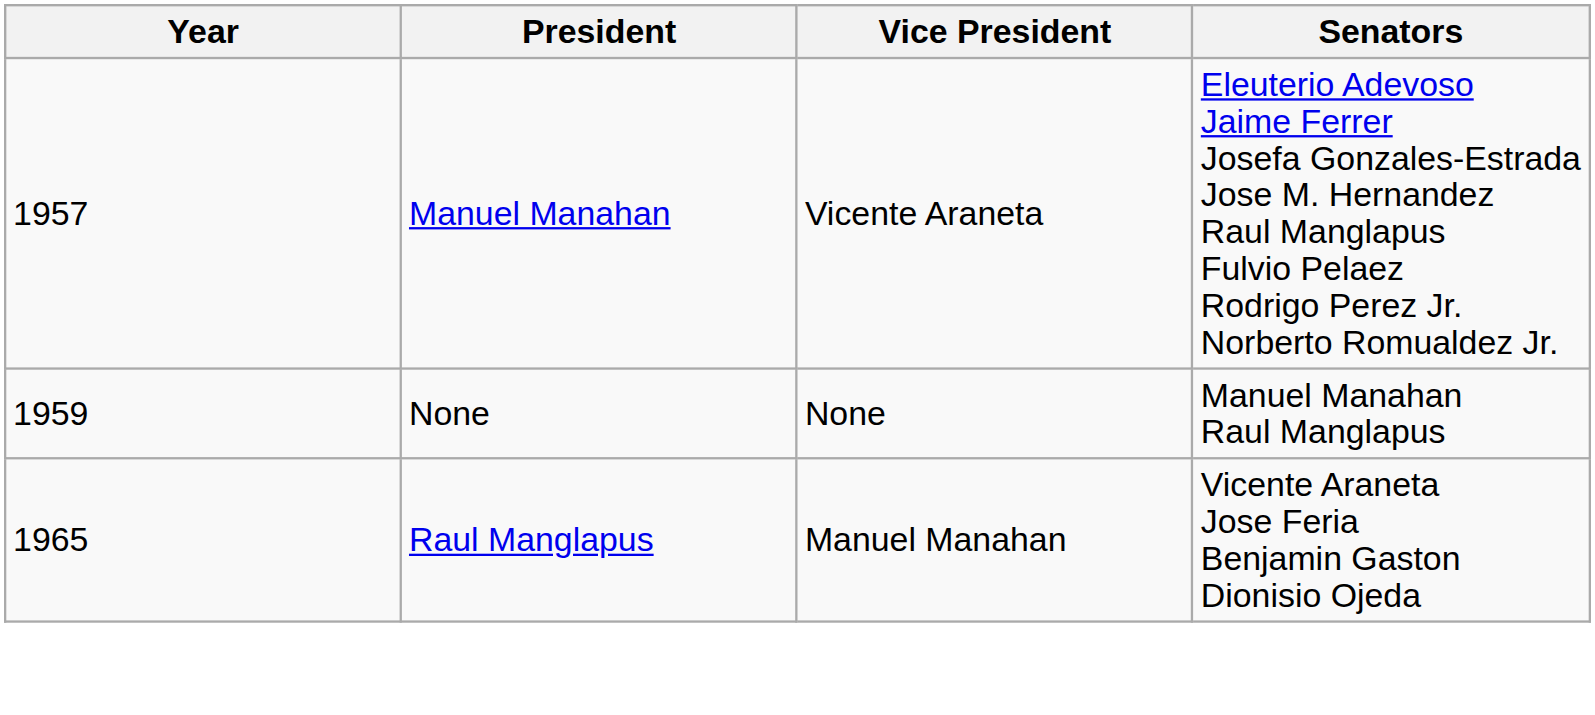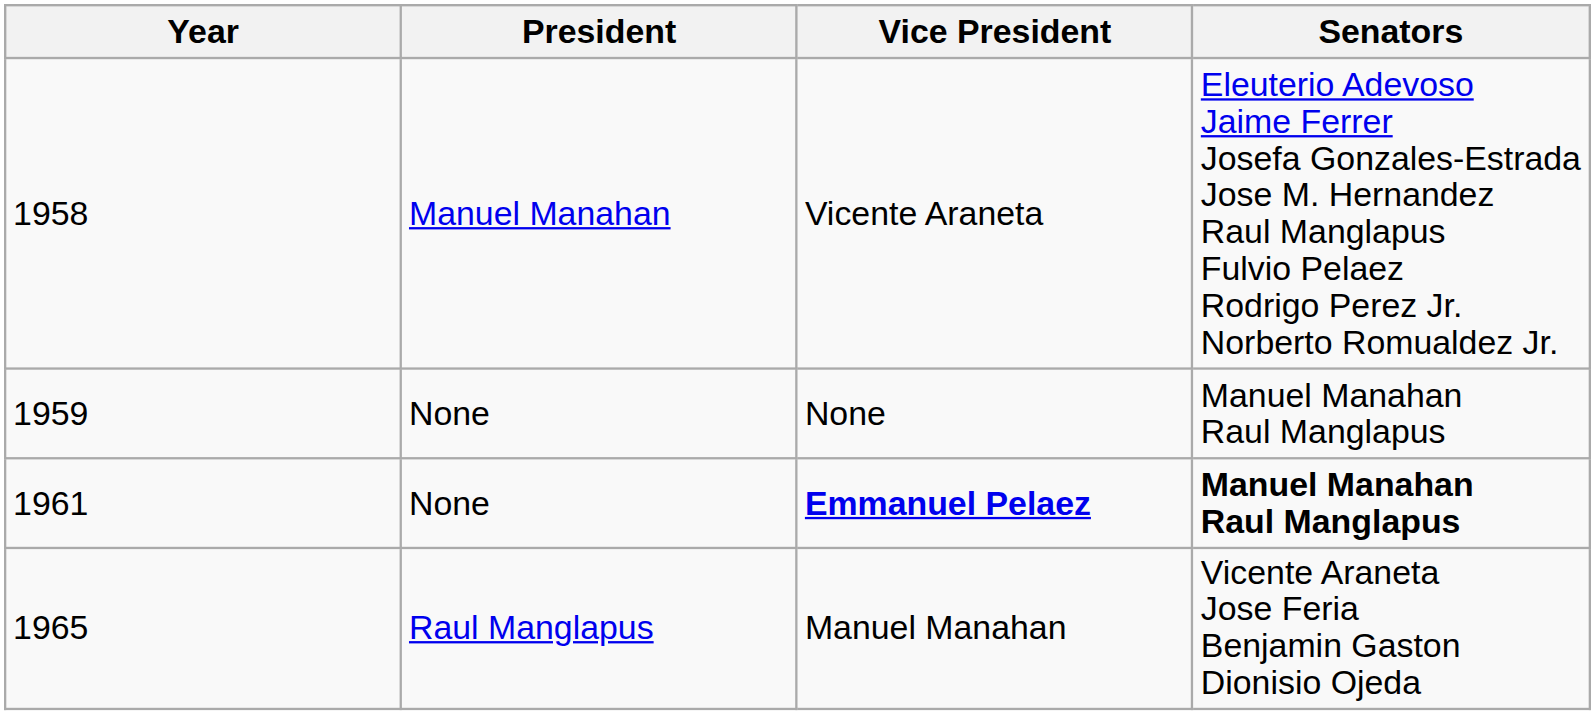(51, 213) 1957 -> (51, 213) 1958
+ row: (948, 502)
